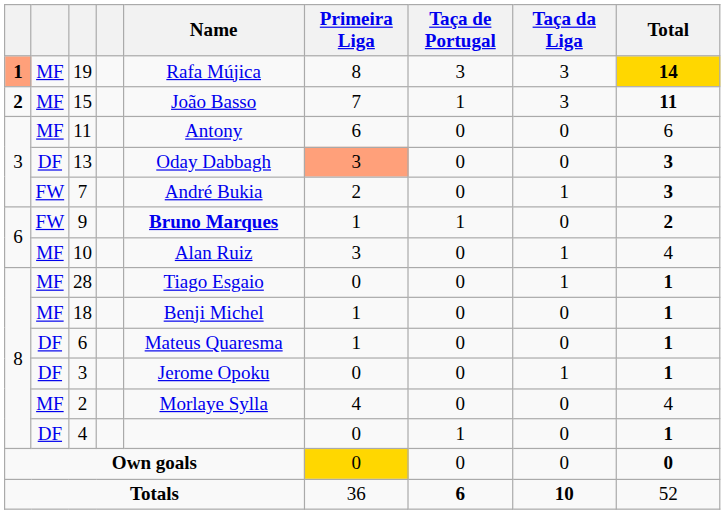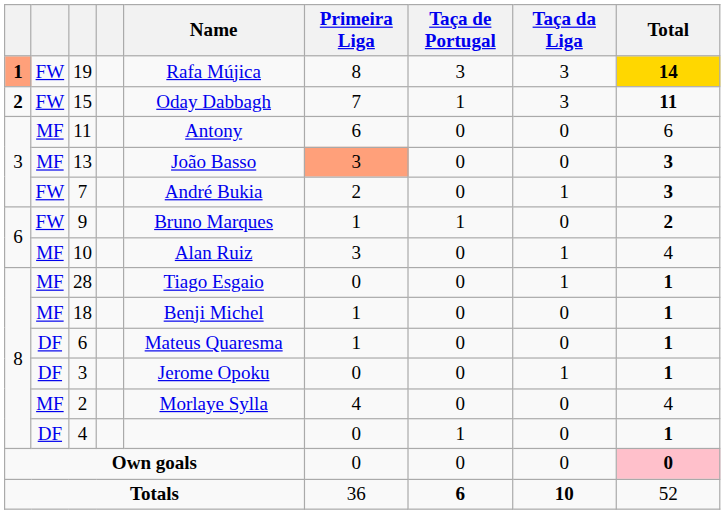(50, 71) MF -> (50, 71) FW
(50, 101) MF -> (50, 101) FW
(214, 101) João Basso -> (214, 101) Oday Dabbagh
(50, 161) DF -> (50, 161) MF
(214, 161) Oday Dabbagh -> (214, 161) João Basso
(214, 222) bold -> (214, 222) normal
(356, 463) gold background -> (356, 463) no background
(668, 463) no background -> (668, 463) pink background
